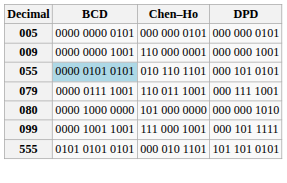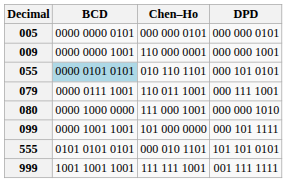(173, 110) 101 000 0000 -> (173, 110) 111 000 1001
(173, 129) 111 000 1001 -> (173, 129) 101 000 0000
+ row: (28, 168)
